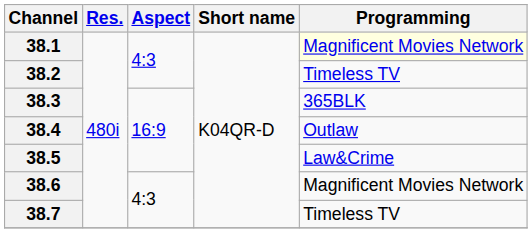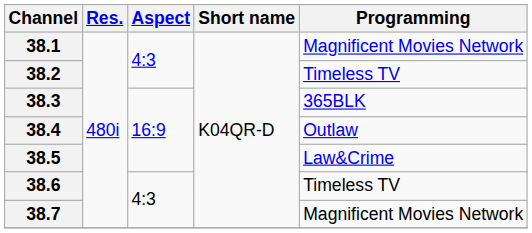(413, 46) lightyellow background -> (413, 46) no background
(413, 185) Magnificent Movies Network -> (352, 185) Timeless TV
(352, 213) Timeless TV -> (413, 213) Magnificent Movies Network
